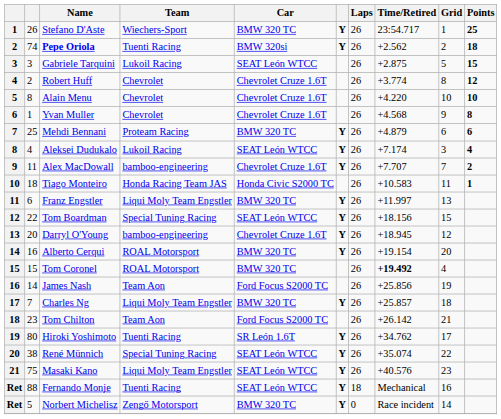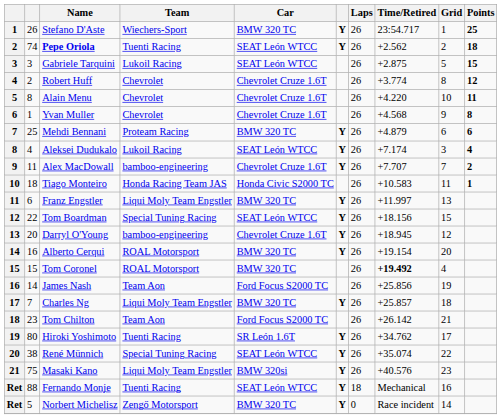(262, 47) BMW 320si -> (277, 47) SEAT León WTCC
(472, 98) 10 -> (472, 98) 11
(277, 371) SEAT León WTCC -> (262, 371) BMW 320si
